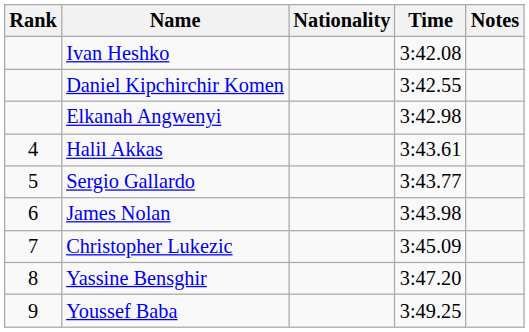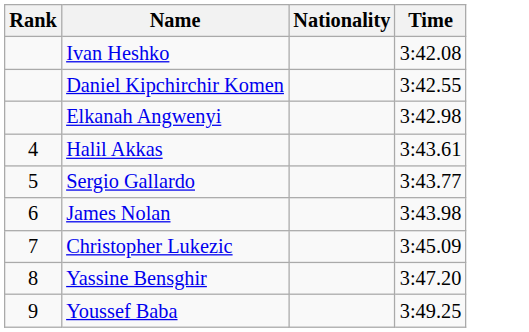- column: (495, 20)
